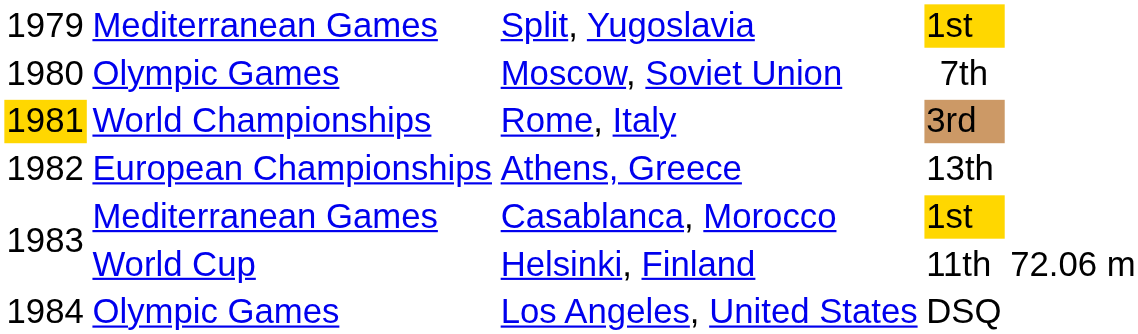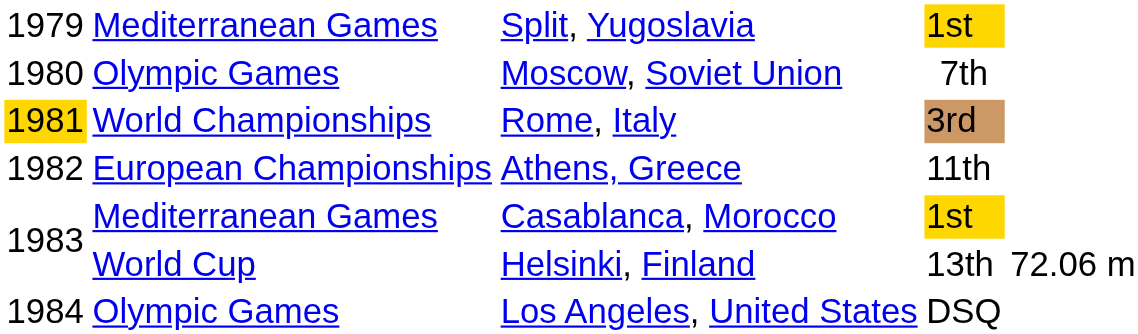(960, 168) 13th -> (959, 168) 11th
(959, 264) 11th -> (960, 264) 13th
